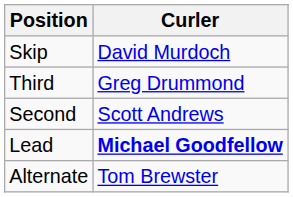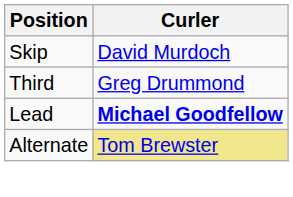- row: (43, 114)
(158, 177) no background -> (158, 146) khaki background
